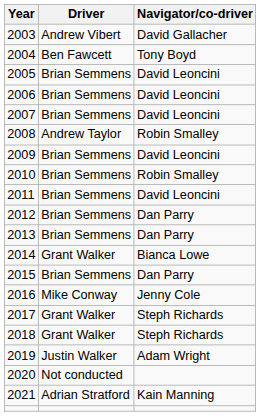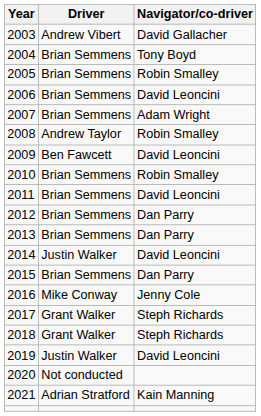(76, 54) Ben Fawcett -> (86, 54) Brian Semmens
(178, 74) David Leoncini -> (178, 74) Robin Smalley
(178, 114) David Leoncini -> (173, 114) Adam Wright
(86, 154) Brian Semmens -> (76, 154) Ben Fawcett
(78, 255) Grant Walker -> (79, 255) Justin Walker
(173, 255) Bianca Lowe -> (178, 255) David Leoncini
(173, 355) Adam Wright -> (178, 355) David Leoncini
